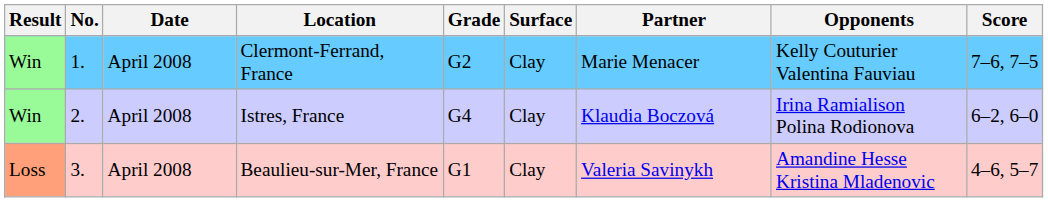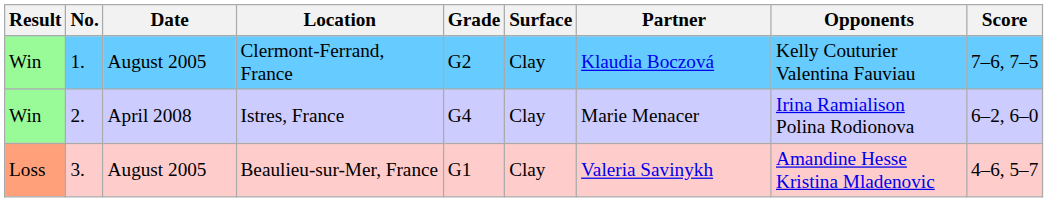(150, 62) April 2008 -> (157, 62) August 2005
(640, 62) Marie Menacer -> (648, 62) Klaudia Boczová
(648, 115) Klaudia Boczová -> (640, 115) Marie Menacer
(150, 169) April 2008 -> (157, 169) August 2005
